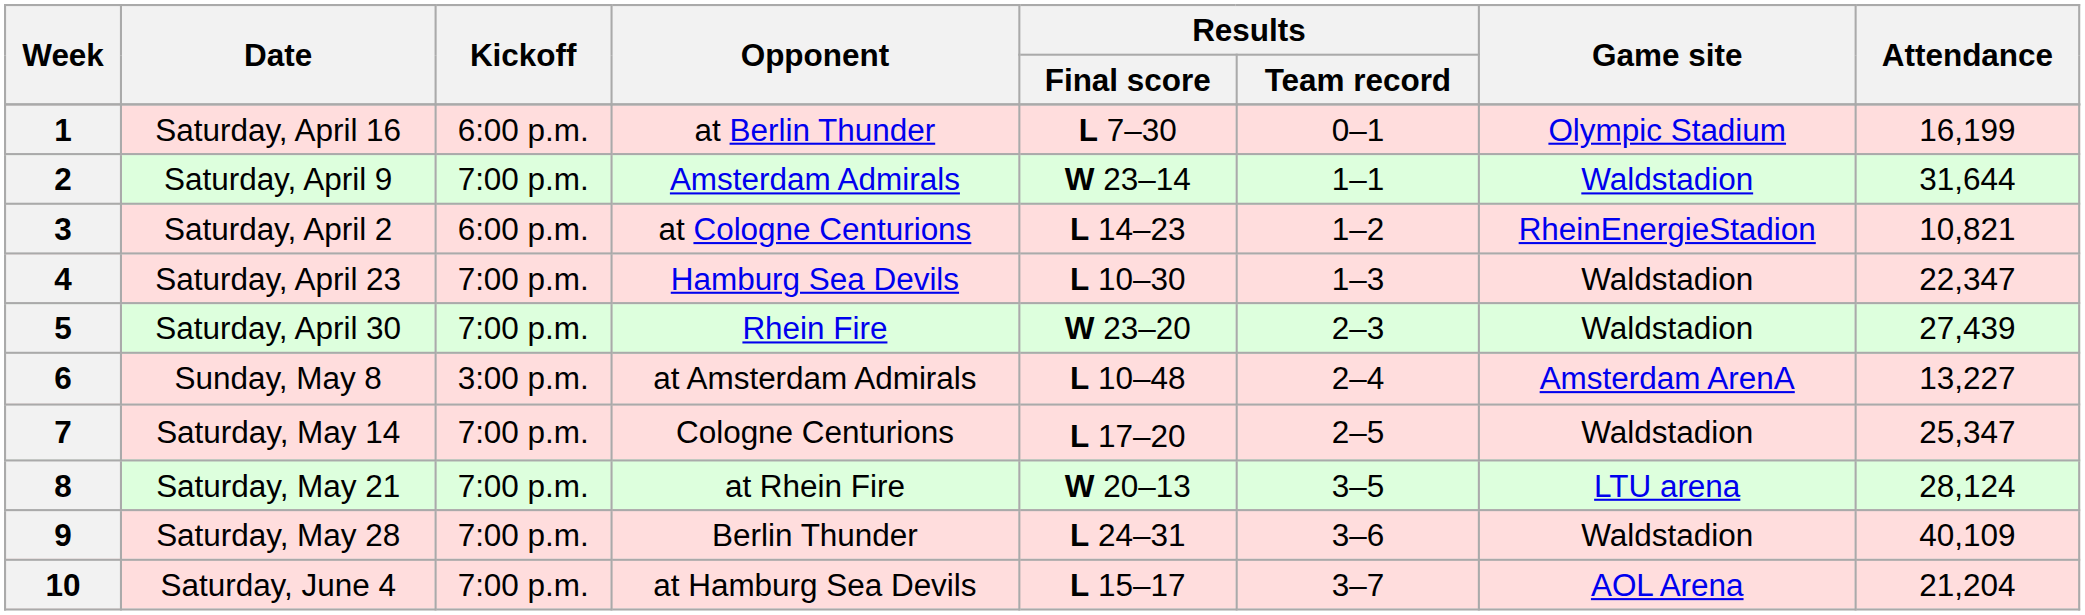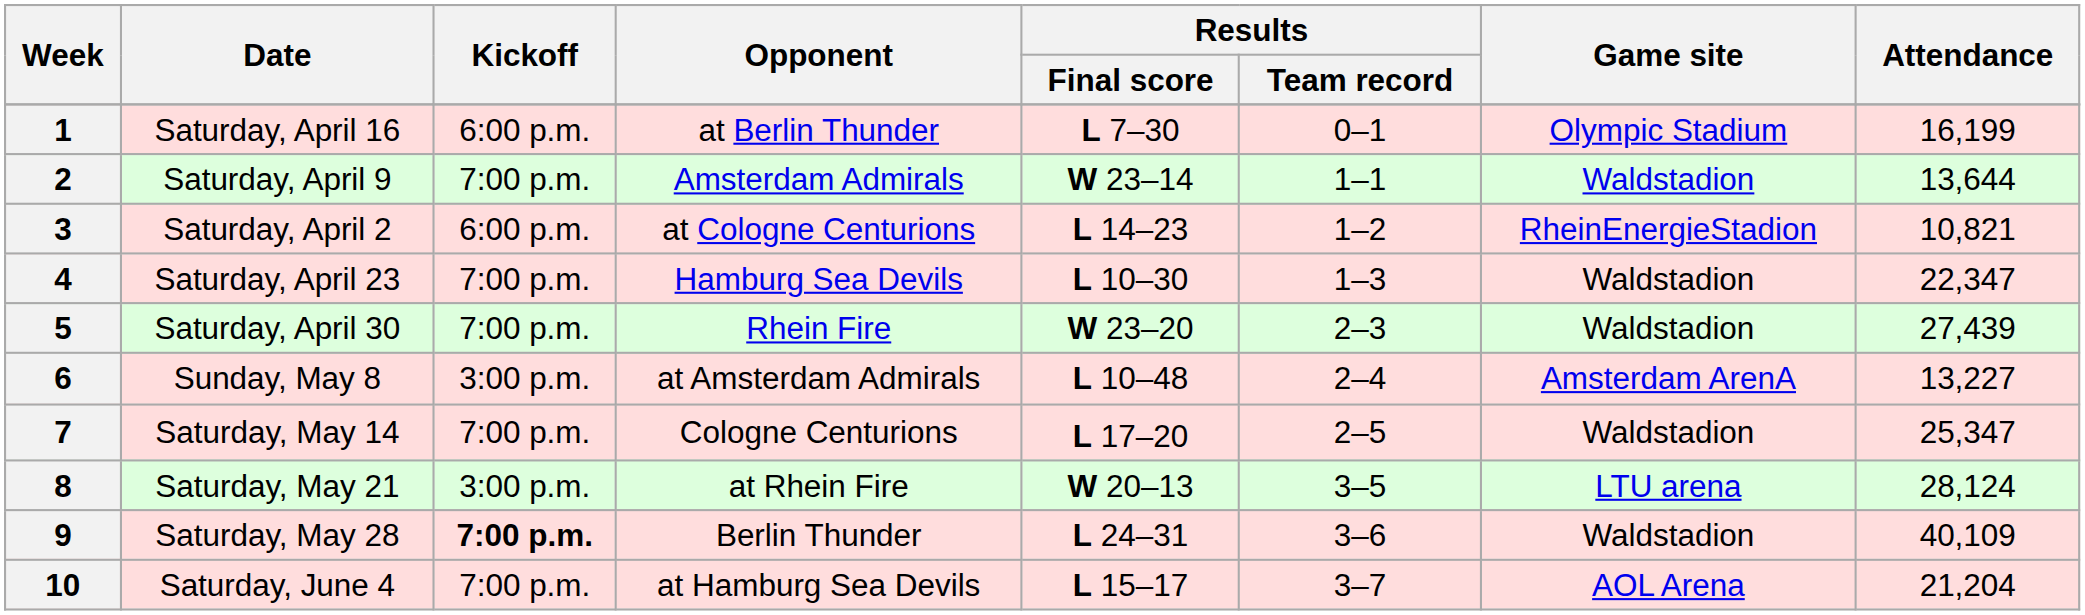(1967, 180) 31,644 -> (1968, 180) 13,644
(523, 485) 7:00 p.m. -> (525, 485) 3:00 p.m.
(523, 535) normal -> (525, 535) bold
